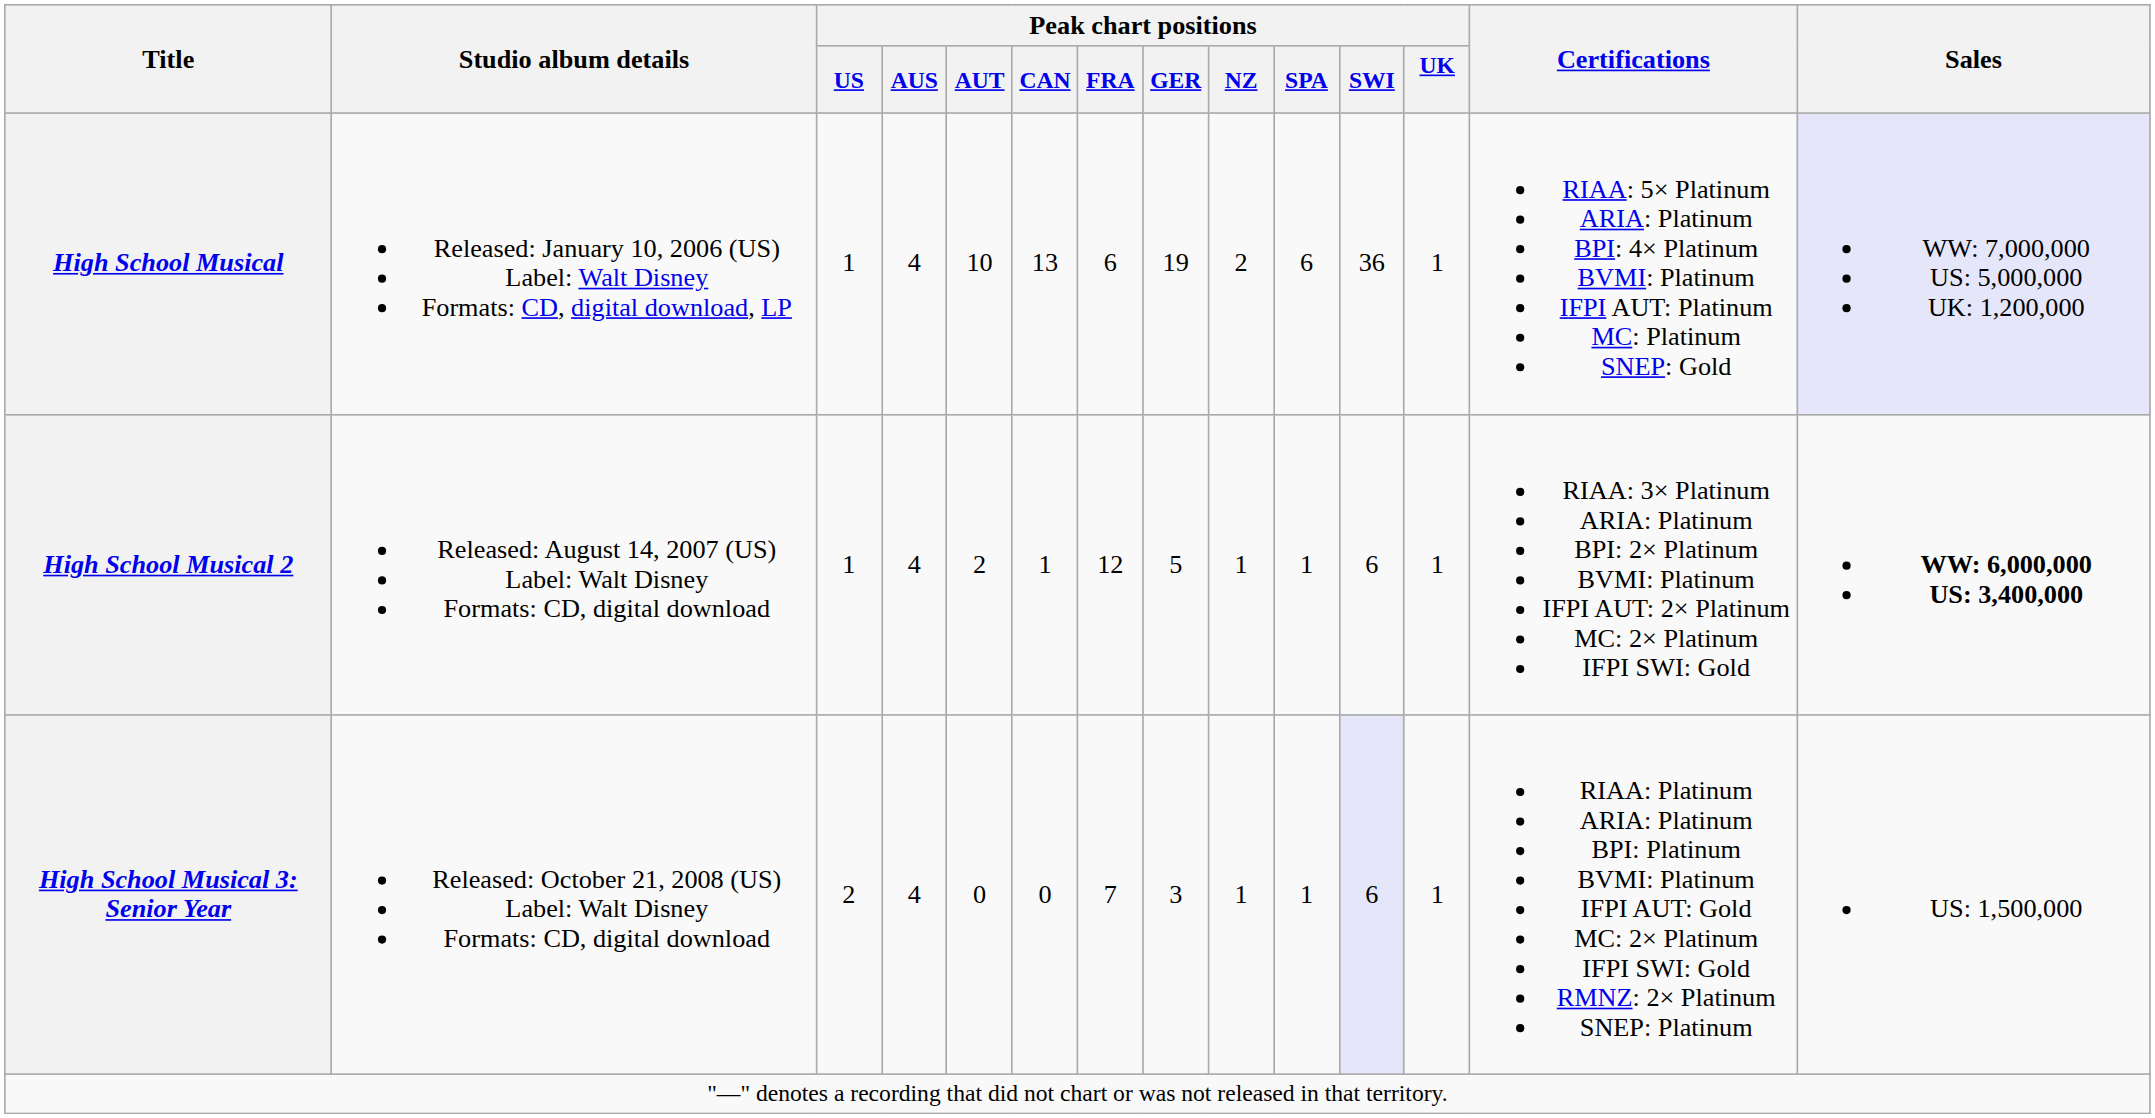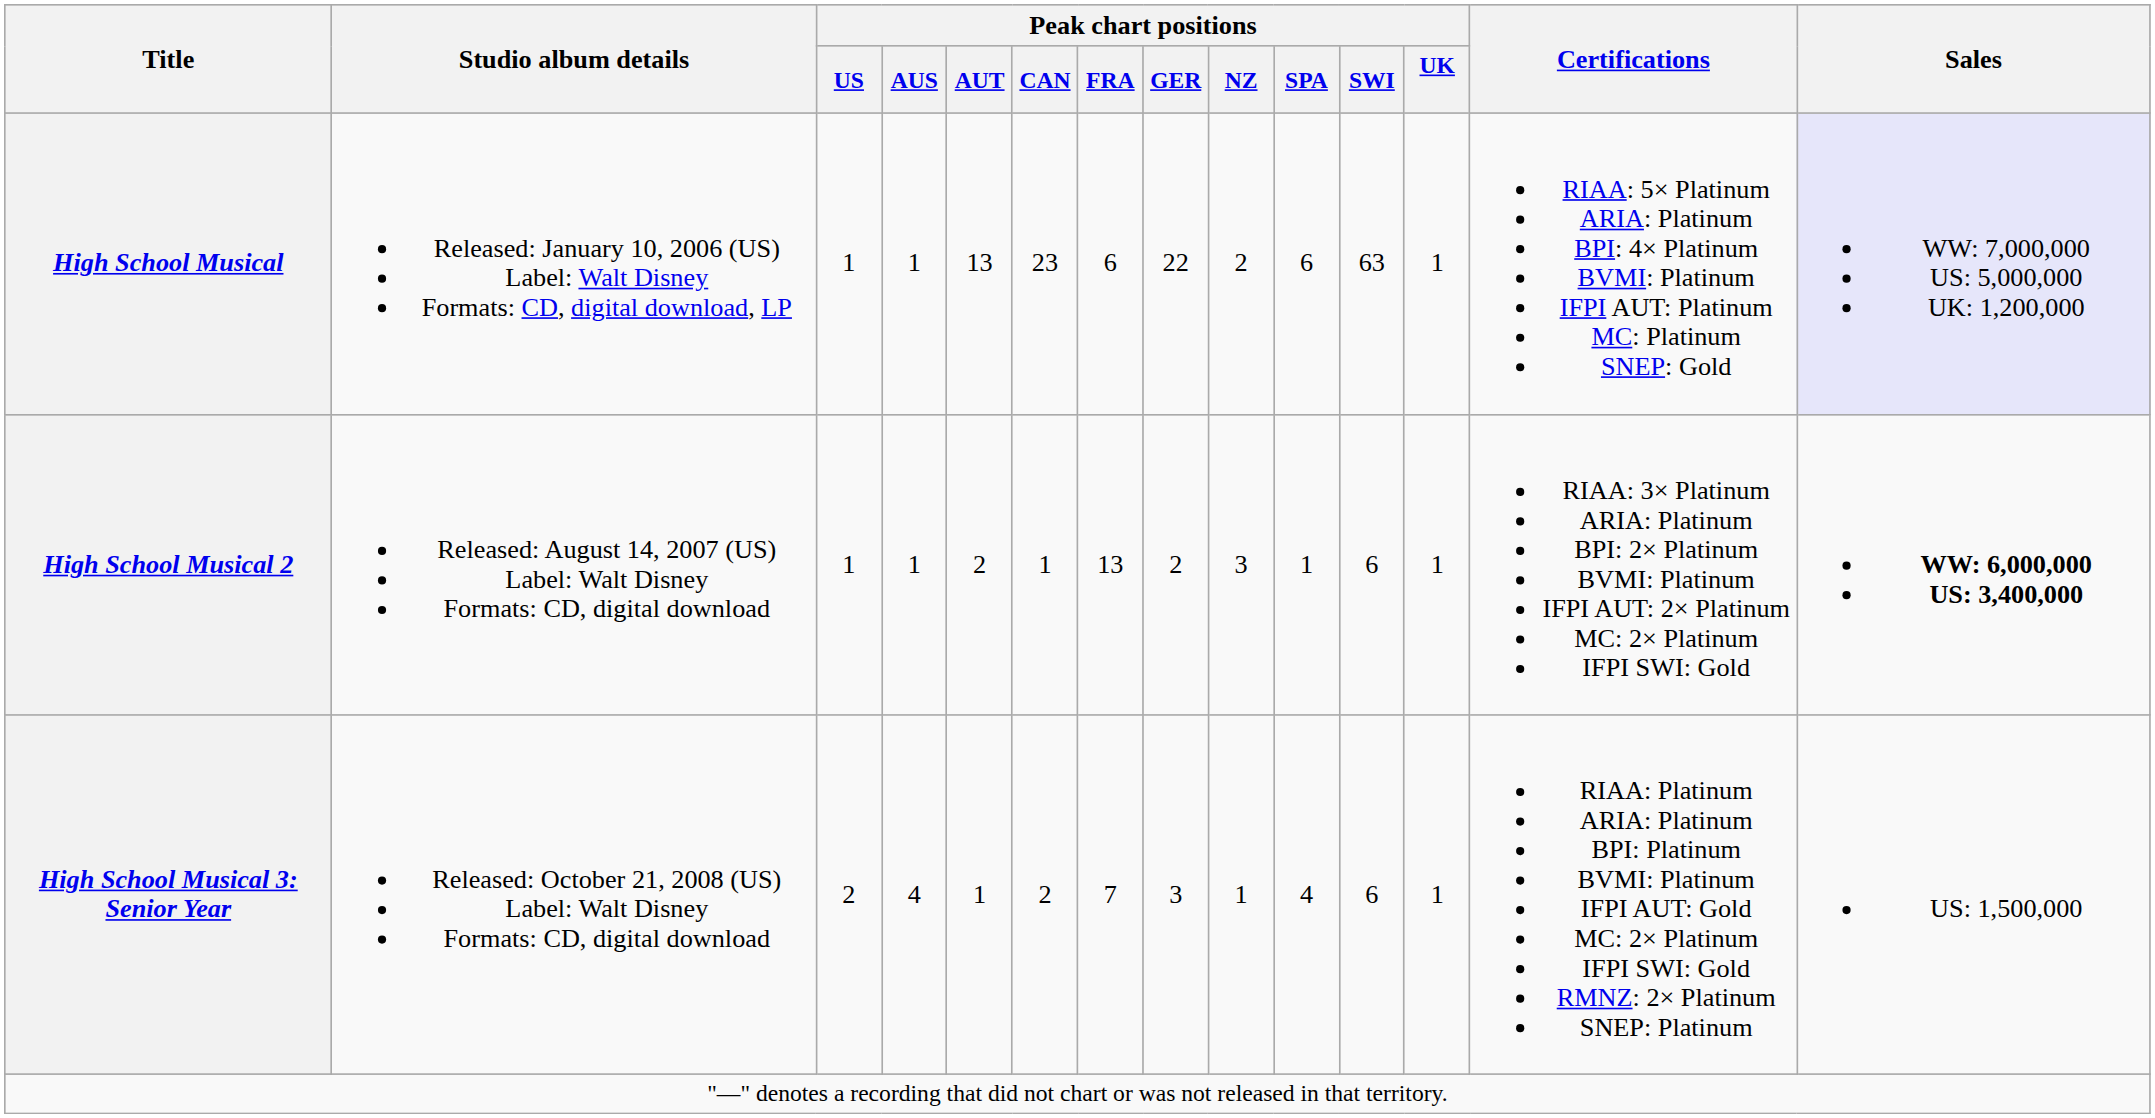(914, 263) 4 -> (914, 263) 1
(980, 263) 10 -> (980, 263) 13
(1045, 263) 13 -> (1045, 263) 23
(1176, 263) 19 -> (1176, 263) 22
(1372, 263) 36 -> (1372, 263) 63
(914, 564) 4 -> (914, 564) 1
(1110, 564) 12 -> (1110, 564) 13
(1176, 564) 5 -> (1176, 564) 2
(1241, 564) 1 -> (1241, 564) 3
(980, 894) 0 -> (980, 894) 1
(1045, 894) 0 -> (1045, 894) 2
(1306, 894) 1 -> (1306, 894) 4
(1372, 894) lavender background -> (1372, 894) no background
